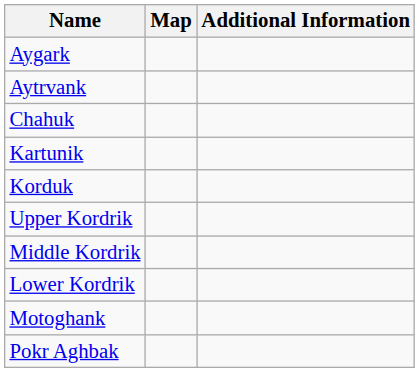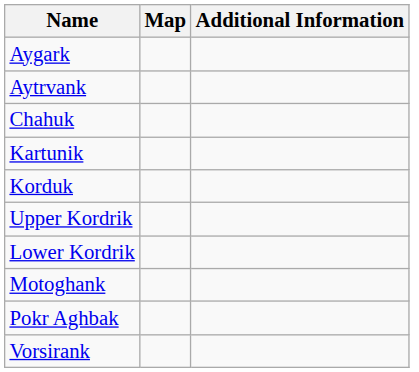- row: (75, 251)
+ row: (50, 350)
